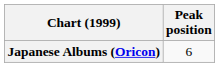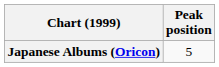(189, 51) 6 -> (189, 51) 5
